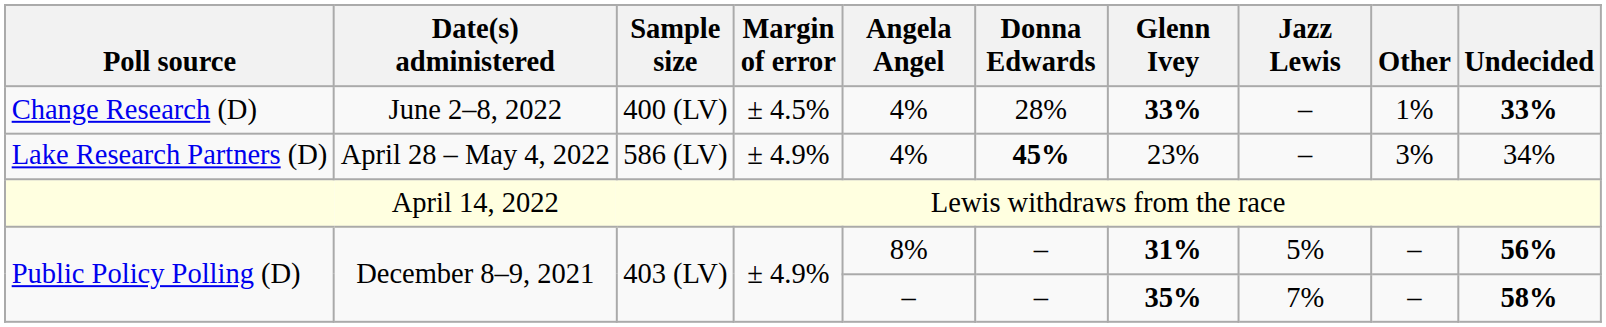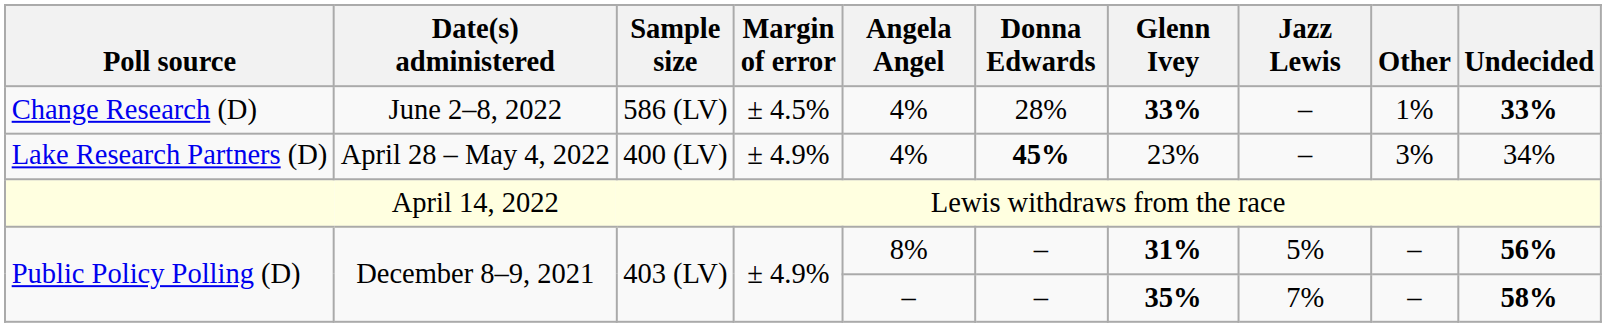(675, 109) 400 (LV) -> (675, 109) 586 (LV)
(675, 156) 586 (LV) -> (675, 156) 400 (LV)
